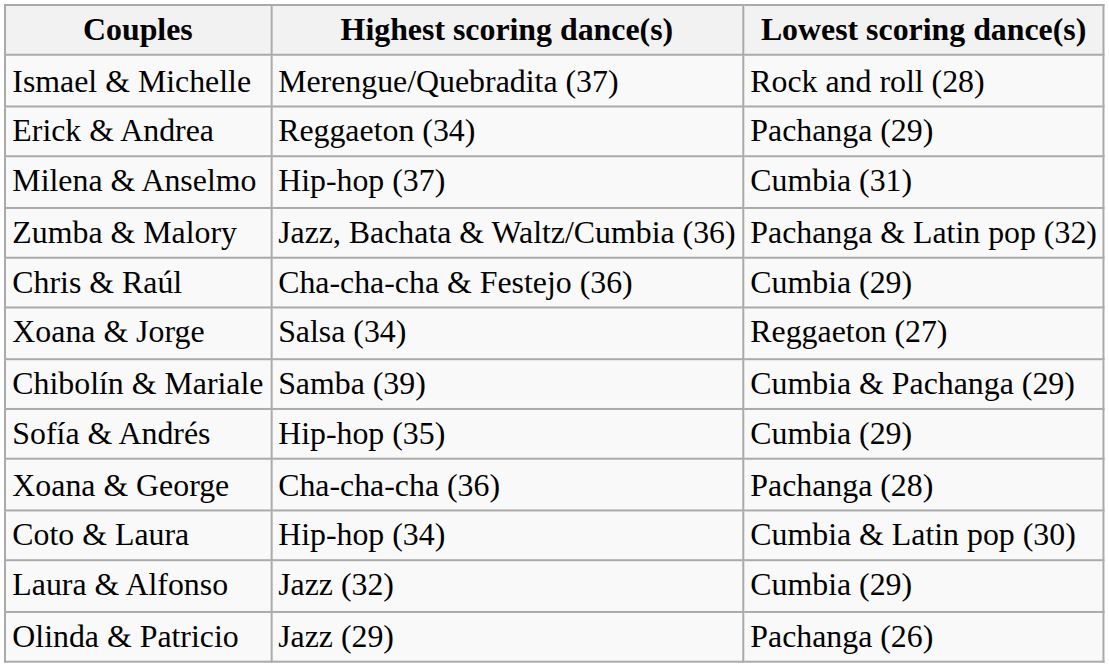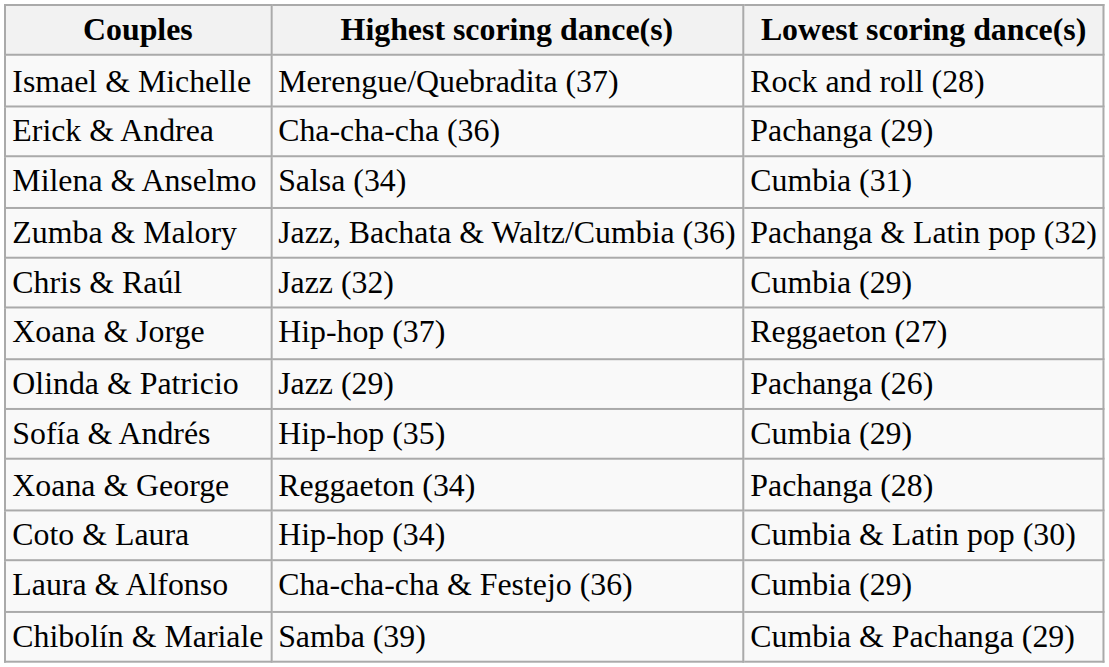(377, 130) Reggaeton (34) -> (389, 130) Cha-cha-cha (36)
(362, 181) Hip-hop (37) -> (342, 181) Salsa (34)
(455, 282) Cha-cha-cha & Festejo (36) -> (336, 282) Jazz (32)
(342, 332) Salsa (34) -> (362, 332) Hip-hop (37)
rows swapped: (138, 383) <-> (126, 635)
(389, 484) Cha-cha-cha (36) -> (377, 484) Reggaeton (34)
(336, 585) Jazz (32) -> (455, 585) Cha-cha-cha & Festejo (36)
